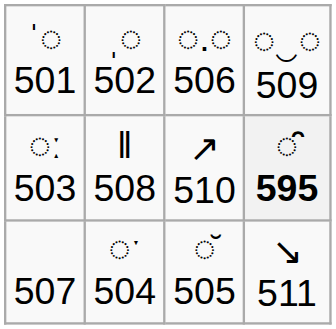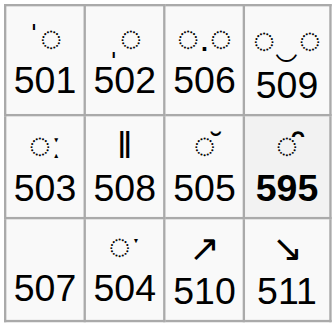(205, 168) ↗ 510 -> (205, 166) ◌̆ 505
(205, 271) ◌̆ 505 -> (205, 269) ↗ 510
